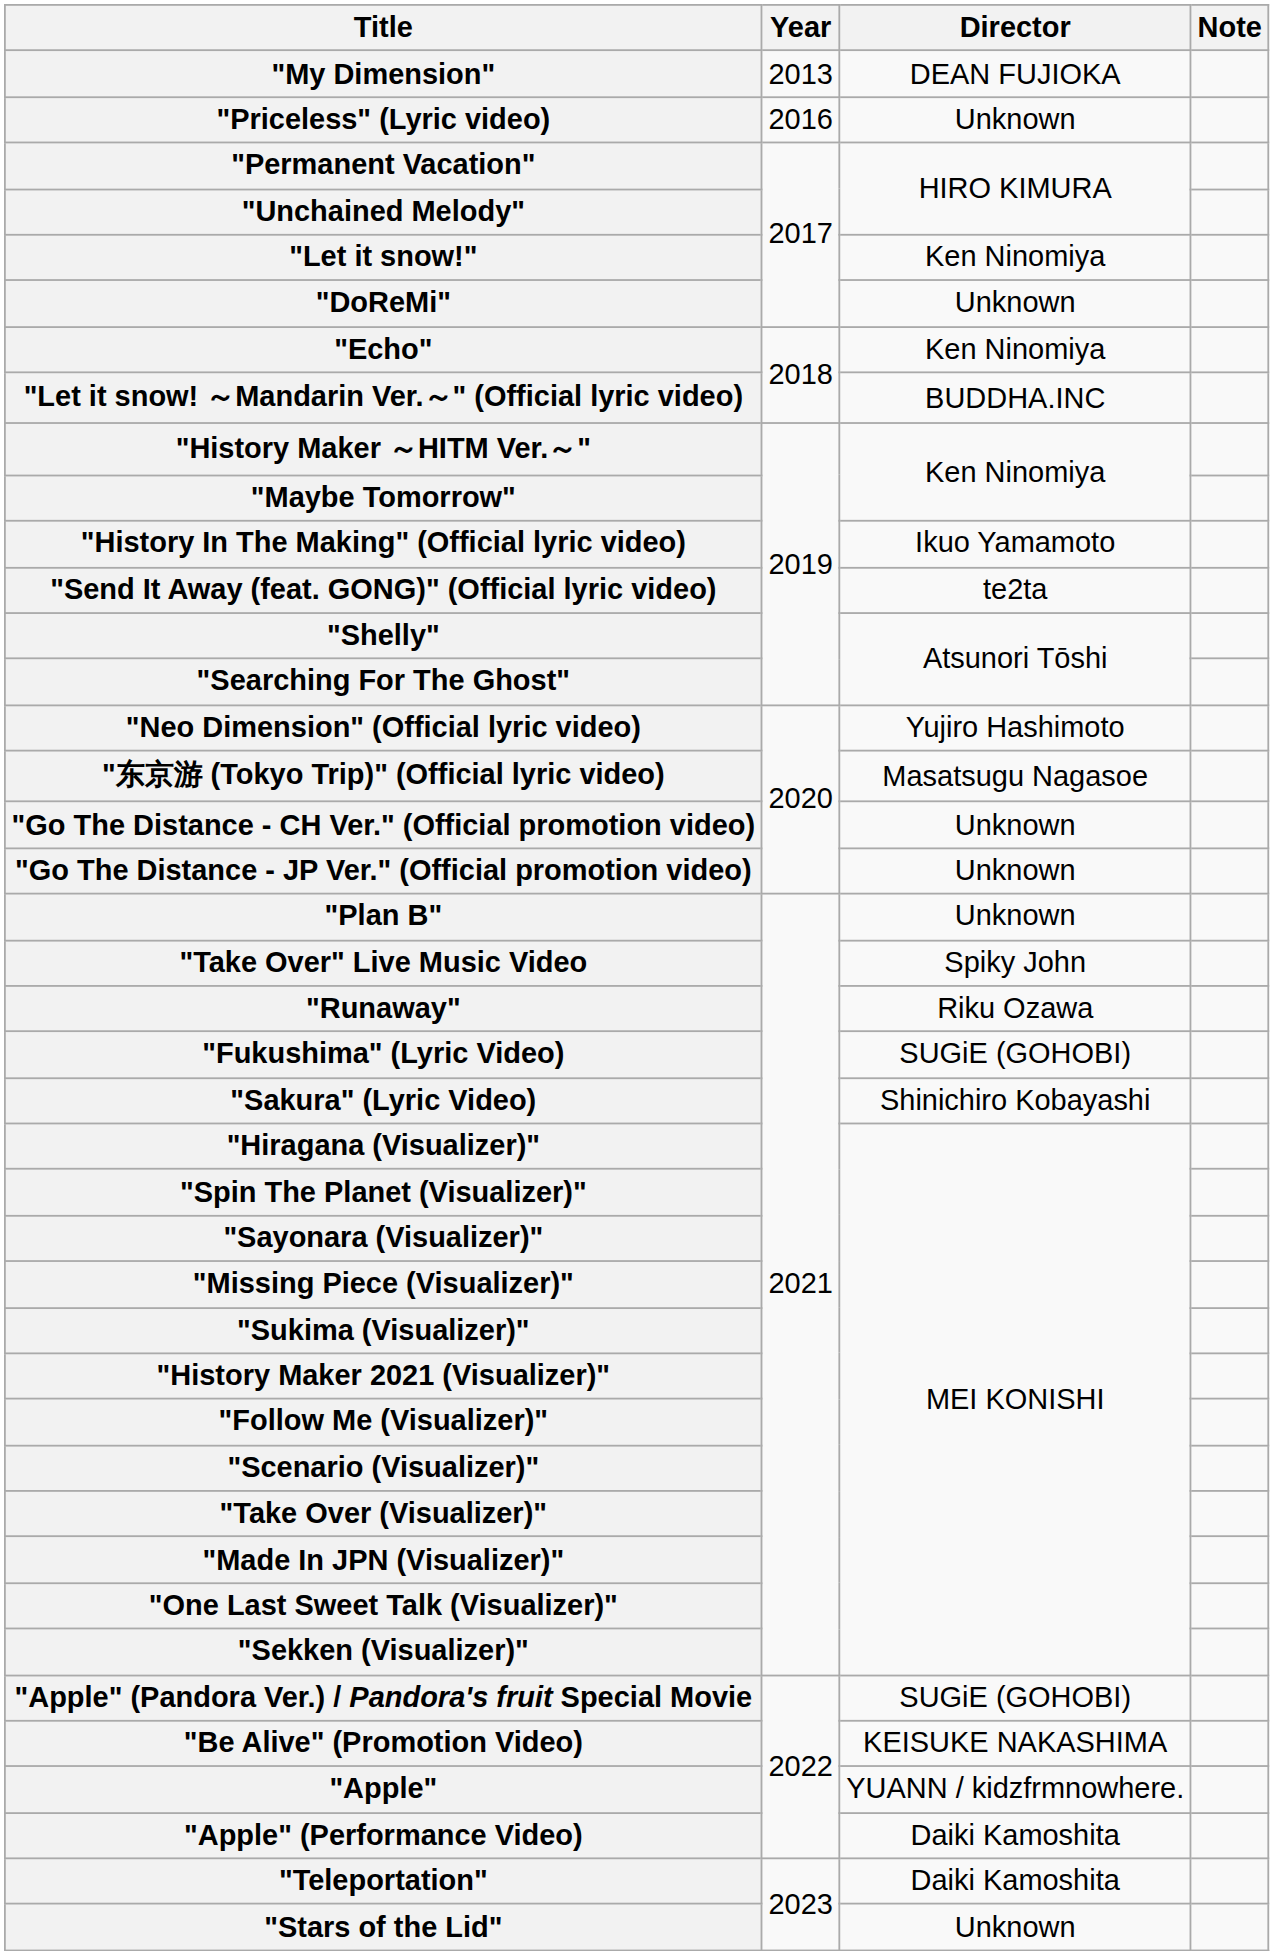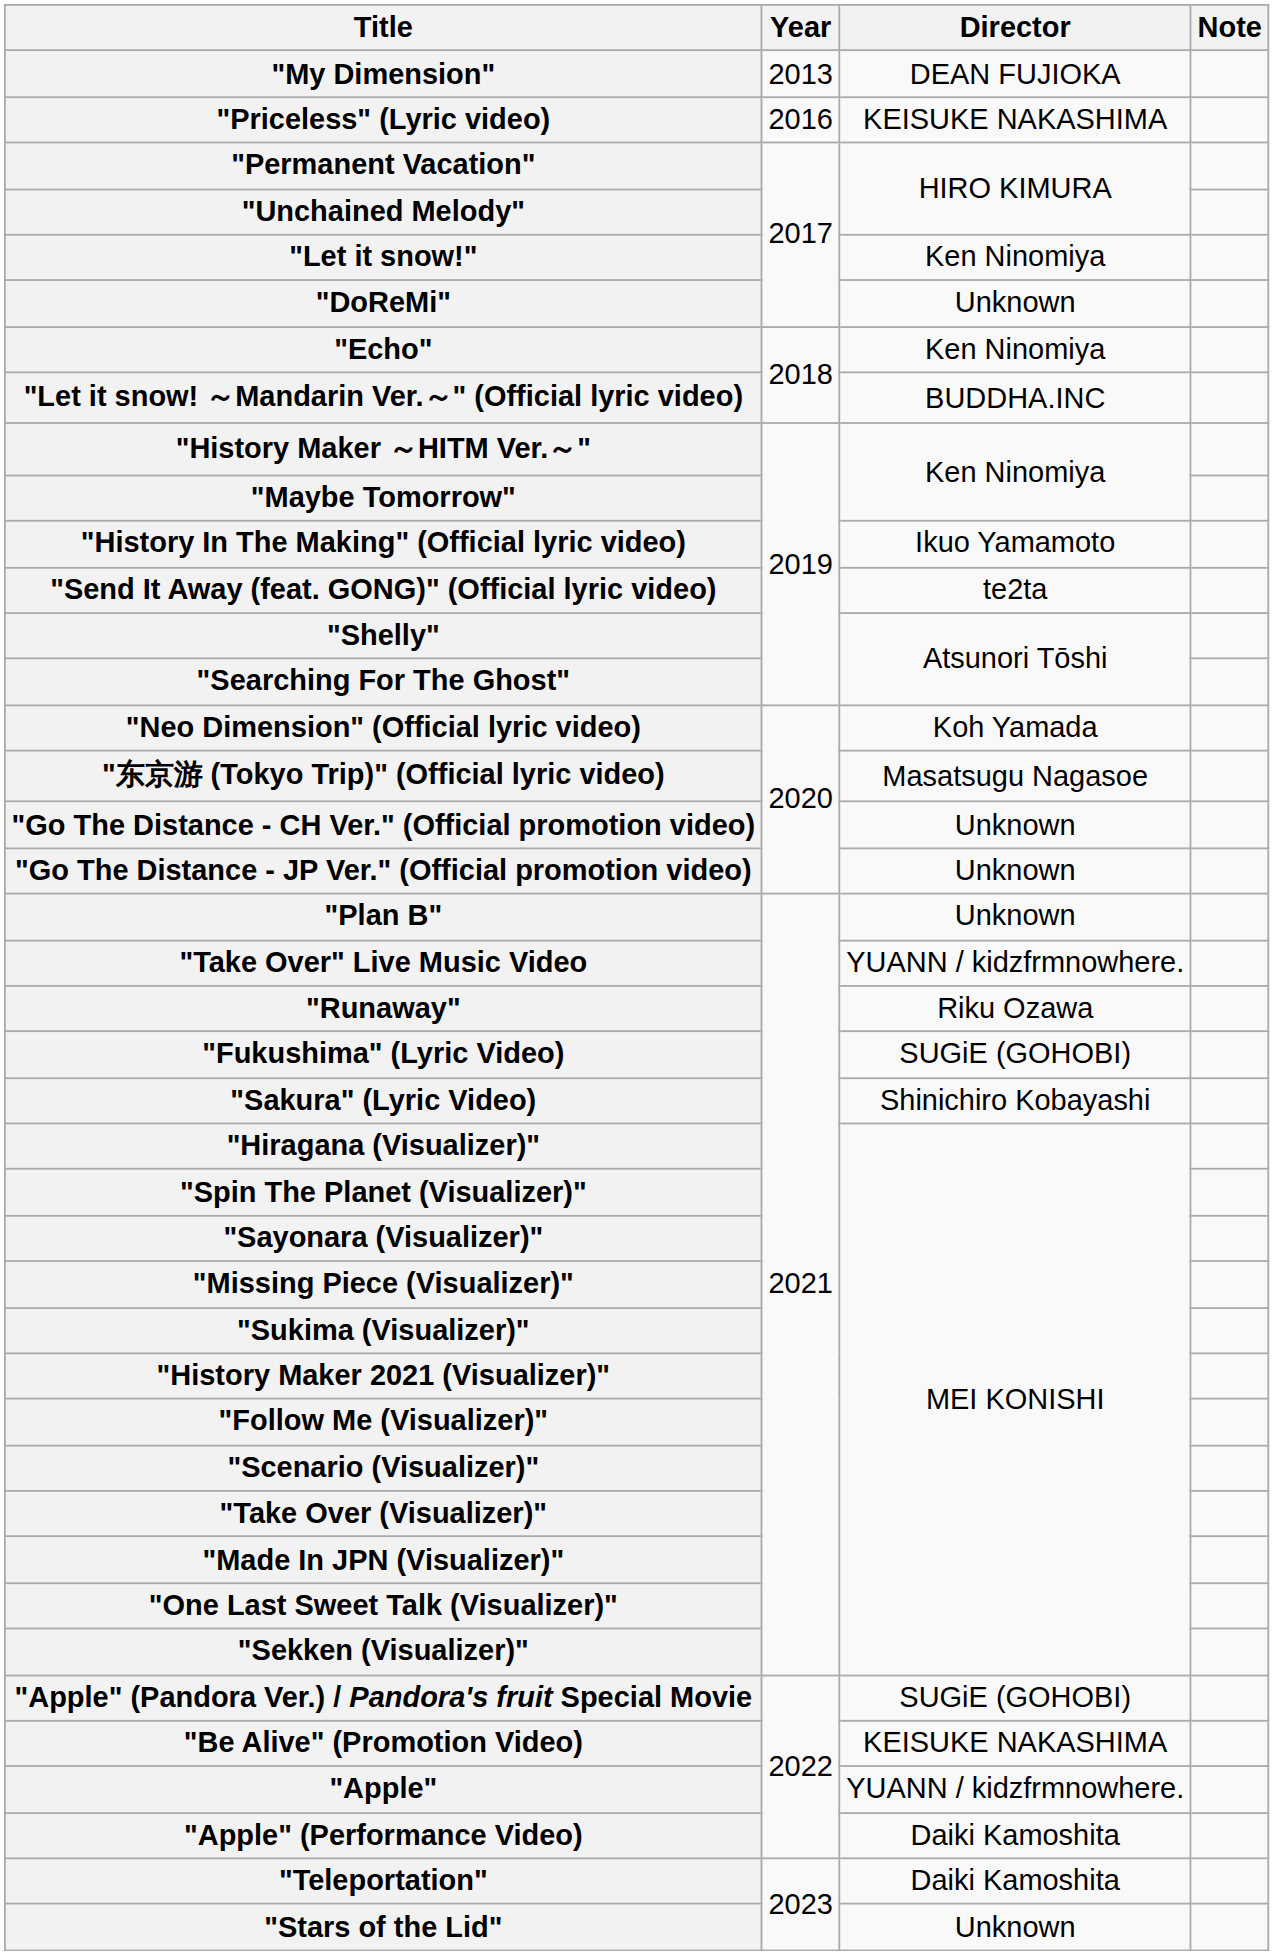(1015, 119) Unknown -> (1015, 119) KEISUKE NAKASHIMA
(1015, 727) Yujiro Hashimoto -> (1015, 727) Koh Yamada
(1015, 962) Spiky John -> (1015, 962) YUANN / kidzfrmnowhere.
